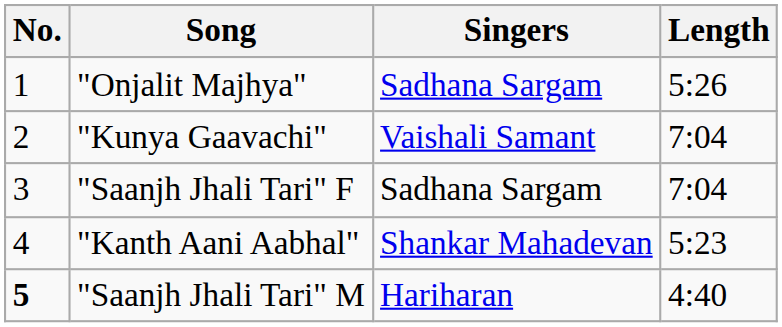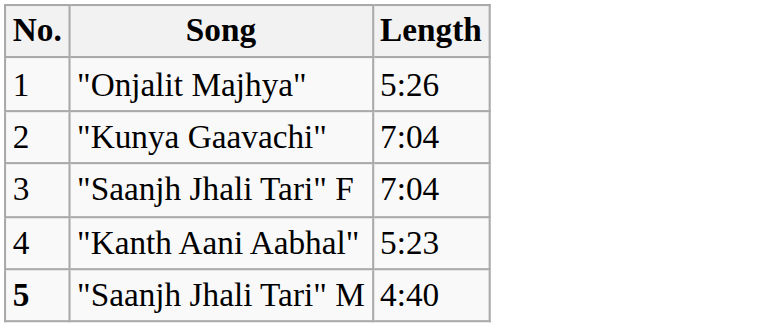- column: (516, 30)
